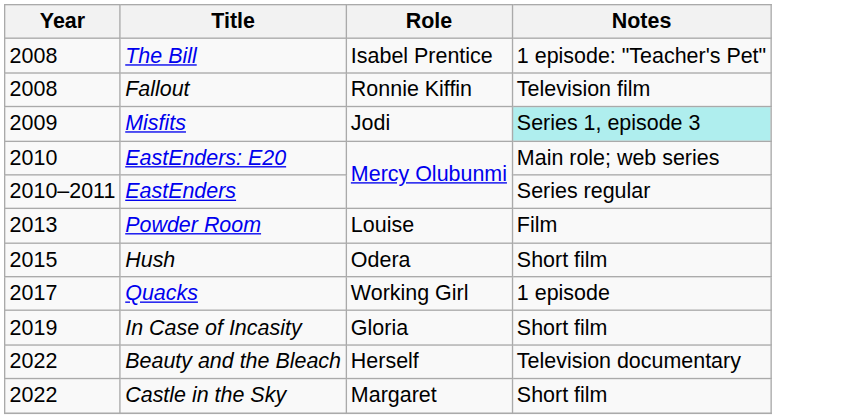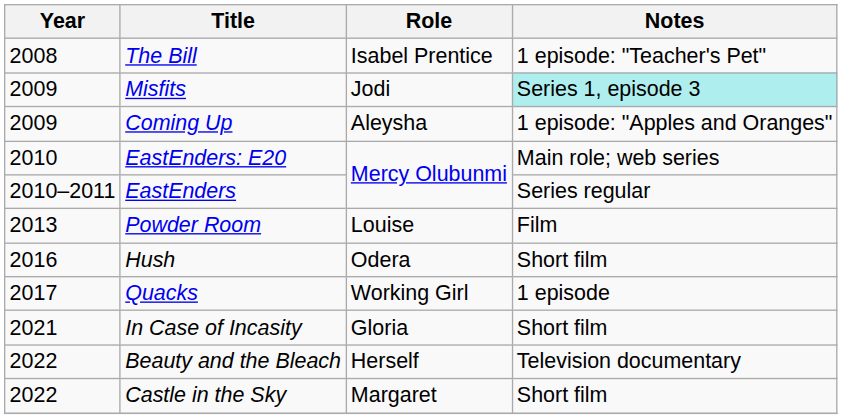- row: (157, 89)
+ row: (179, 123)
(33, 259) 2015 -> (33, 259) 2016
(33, 327) 2019 -> (33, 327) 2021
